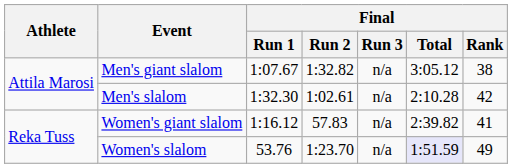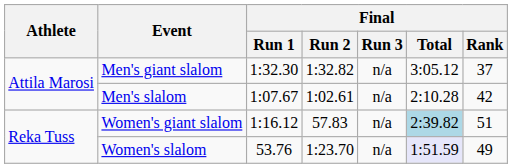(274, 70) 1:07.67 -> (274, 70) 1:32.30
(485, 70) 38 -> (485, 70) 37
(274, 97) 1:32.30 -> (274, 97) 1:07.67
(435, 123) no background -> (435, 123) lightblue background
(485, 123) 41 -> (485, 123) 51
